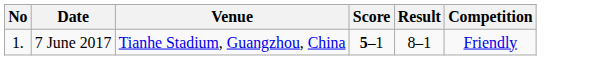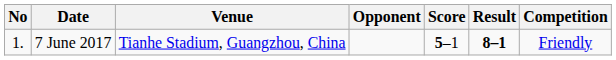+ column: (387, 17)
(419, 42) normal -> (494, 42) bold
